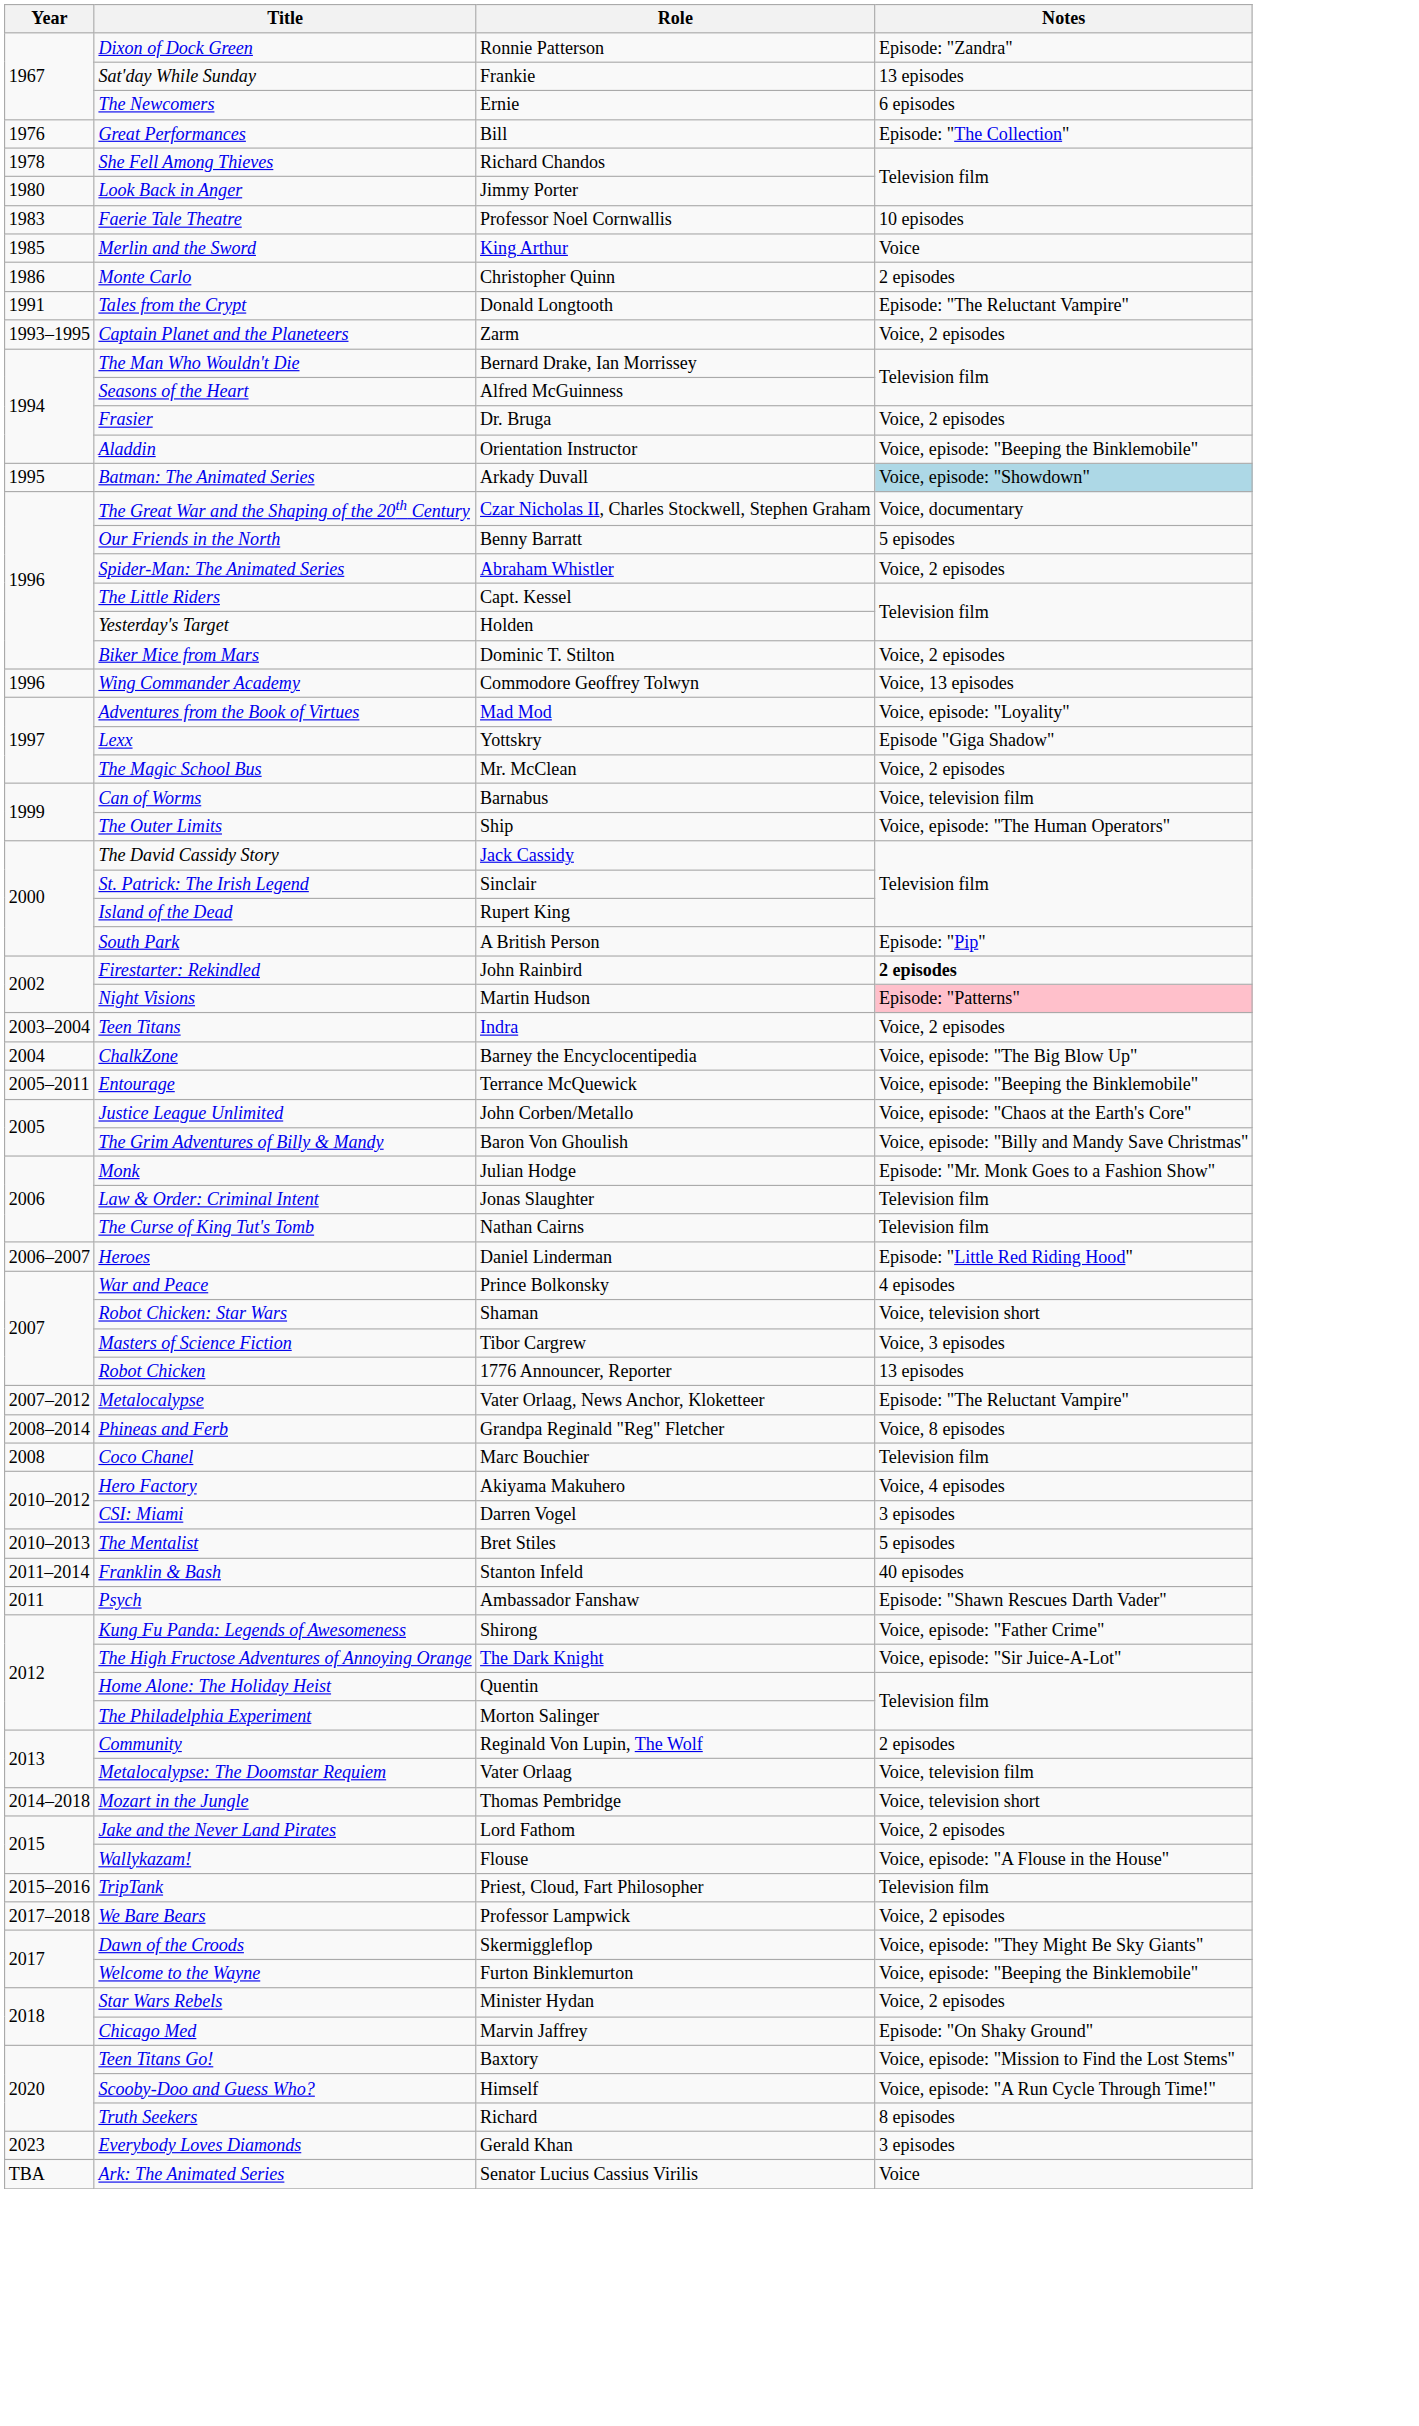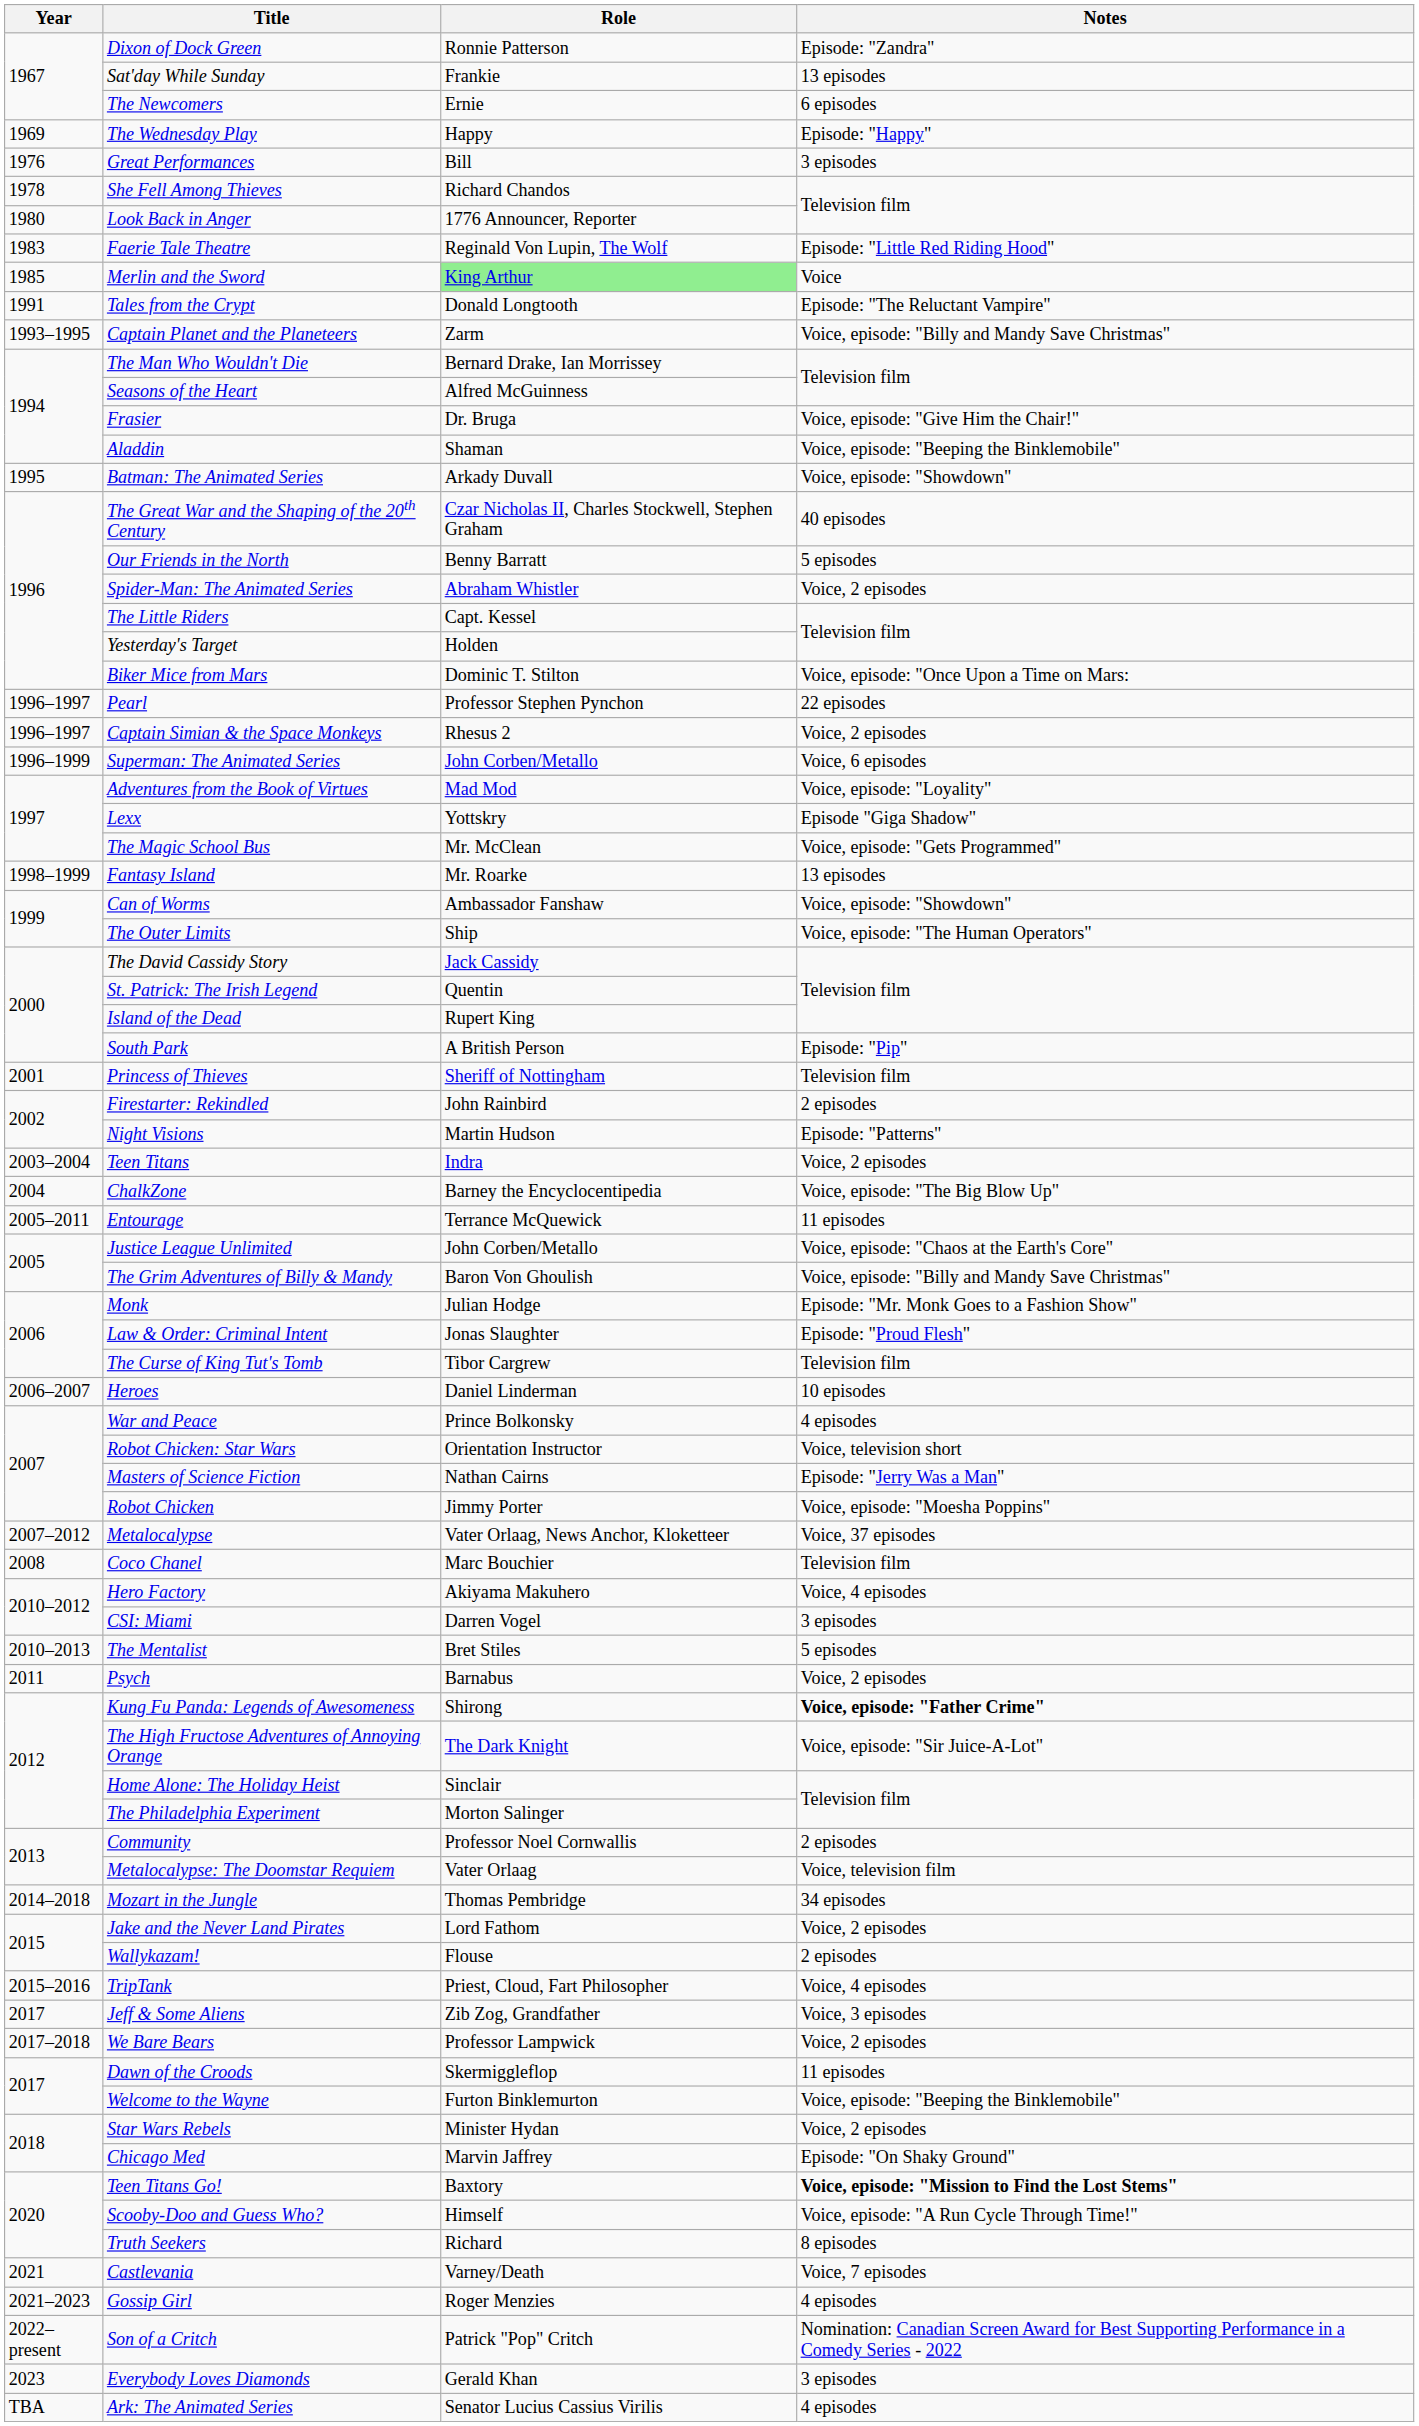+ row: (182, 133)
(974, 133) Episode: "The Collection" -> (839, 162) 3 episodes
(529, 190) Jimmy Porter -> (540, 219) 1776 Announcer, Reporter
(576, 219) Professor Noel Cornwallis -> (556, 248) Reginald Von Lupin, The Wolf
(921, 219) 10 episodes -> (928, 248) Episode: "Little Red Riding Hood"
(524, 248) no background -> (489, 276) lightgreen background
- row: (145, 276)
(942, 334) Voice, 2 episodes -> (985, 334) Voice, episode: "Billy and Mandy Save Christmas"
(942, 420) Voice, 2 episodes -> (940, 420) Voice, episode: "Give Him the Chair!"
(559, 448) Orientation Instructor -> (474, 448) Shaman
(984, 477) lightblue background -> (906, 477) no background
(951, 508) Voice, documentary -> (843, 518) 40 episodes
(942, 654) Voice, 2 episodes -> (965, 674) Voice, episode: "Once Upon a Time on Mars:
+ row: (127, 703)
- row: (199, 683)
+ row: (244, 732)
+ row: (223, 760)
(942, 769) Voice, 2 episodes -> (931, 846) Voice, episode: "Gets Programmed"
+ row: (161, 875)
(514, 797) Barnabus -> (524, 904) Ambassador Fanshaw
(956, 797) Voice, television film -> (906, 904) Voice, episode: "Showdown"
(508, 883) Sinclair -> (474, 990) Quentin
+ row: (177, 1076)
(918, 969) bold -> (839, 1104) normal
(949, 998) pink background -> (871, 1133) no background
(1039, 1084) Voice, episode: "Beeping the Binklemobile" -> (843, 1219) 11 episodes
(934, 1199) Television film -> (885, 1334) Episode: "Proud Flesh"
(532, 1228) Nathan Cairns -> (498, 1363) Tibor Cargrew
(1006, 1256) Episode: "Little Red Riding Hood" -> (843, 1391) 10 episodes
(509, 1314) Shaman -> (523, 1449) Orientation Instructor
(533, 1342) Tibor Cargrew -> (497, 1477) Nathan Cairns
(942, 1342) Voice, 3 episodes -> (903, 1477) Episode: "Jerry Was a Man"
(576, 1371) 1776 Announcer, Reporter -> (494, 1506) Jimmy Porter
(921, 1371) 13 episodes -> (925, 1506) Voice, episode: "Moesha Poppins"
(1004, 1400) Episode: "The Reluctant Vampire" -> (868, 1535) Voice, 37 episodes
- row: (163, 1428)
- row: (160, 1572)
(560, 1600) Ambassador Fanshaw -> (479, 1678) Barnabus
(1023, 1600) Episode: "Shawn Rescues Darth Vader" -> (864, 1678) Voice, 2 episodes
(992, 1629) normal -> (923, 1707) bold
(509, 1686) Quentin -> (473, 1784) Sinclair
(591, 1744) Reginald Von Lupin, The Wolf -> (541, 1842) Professor Noel Cornwallis
(959, 1801) Voice, television short -> (843, 1899) 34 episodes
(1024, 1858) Voice, episode: "A Flouse in the House" -> (839, 1956) 2 episodes
(934, 1887) Television film -> (864, 1985) Voice, 4 episodes
+ row: (176, 2014)
(1041, 1944) Voice, episode: "They Might Be Sky Giants" -> (843, 2071) 11 episodes
(1057, 2059) normal -> (989, 2186) bold
+ row: (150, 2272)
+ row: (149, 2300)
+ row: (162, 2339)
(899, 2174) Voice -> (839, 2407) 4 episodes
